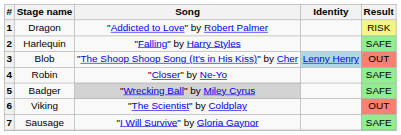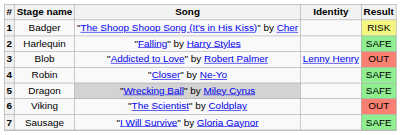(45, 28) Dragon -> (45, 28) Badger
(188, 28) "Addicted to Love" by Robert Palmer -> (188, 28) "The Shoop Shoop Song (It's in His Kiss)" by Cher
(188, 59) "The Shoop Shoop Song (It's in His Kiss)" by Cher -> (188, 59) "Addicted to Love" by Robert Palmer
(331, 59) lightblue background -> (331, 59) no background
(45, 91) Badger -> (45, 91) Dragon
